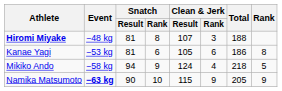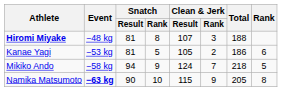(157, 52) 6 -> (157, 52) 5
(214, 52) 6 -> (214, 52) 2
(264, 52) 8 -> (264, 52) 6
(214, 66) 4 -> (214, 66) 7
(264, 80) 9 -> (264, 80) 8
